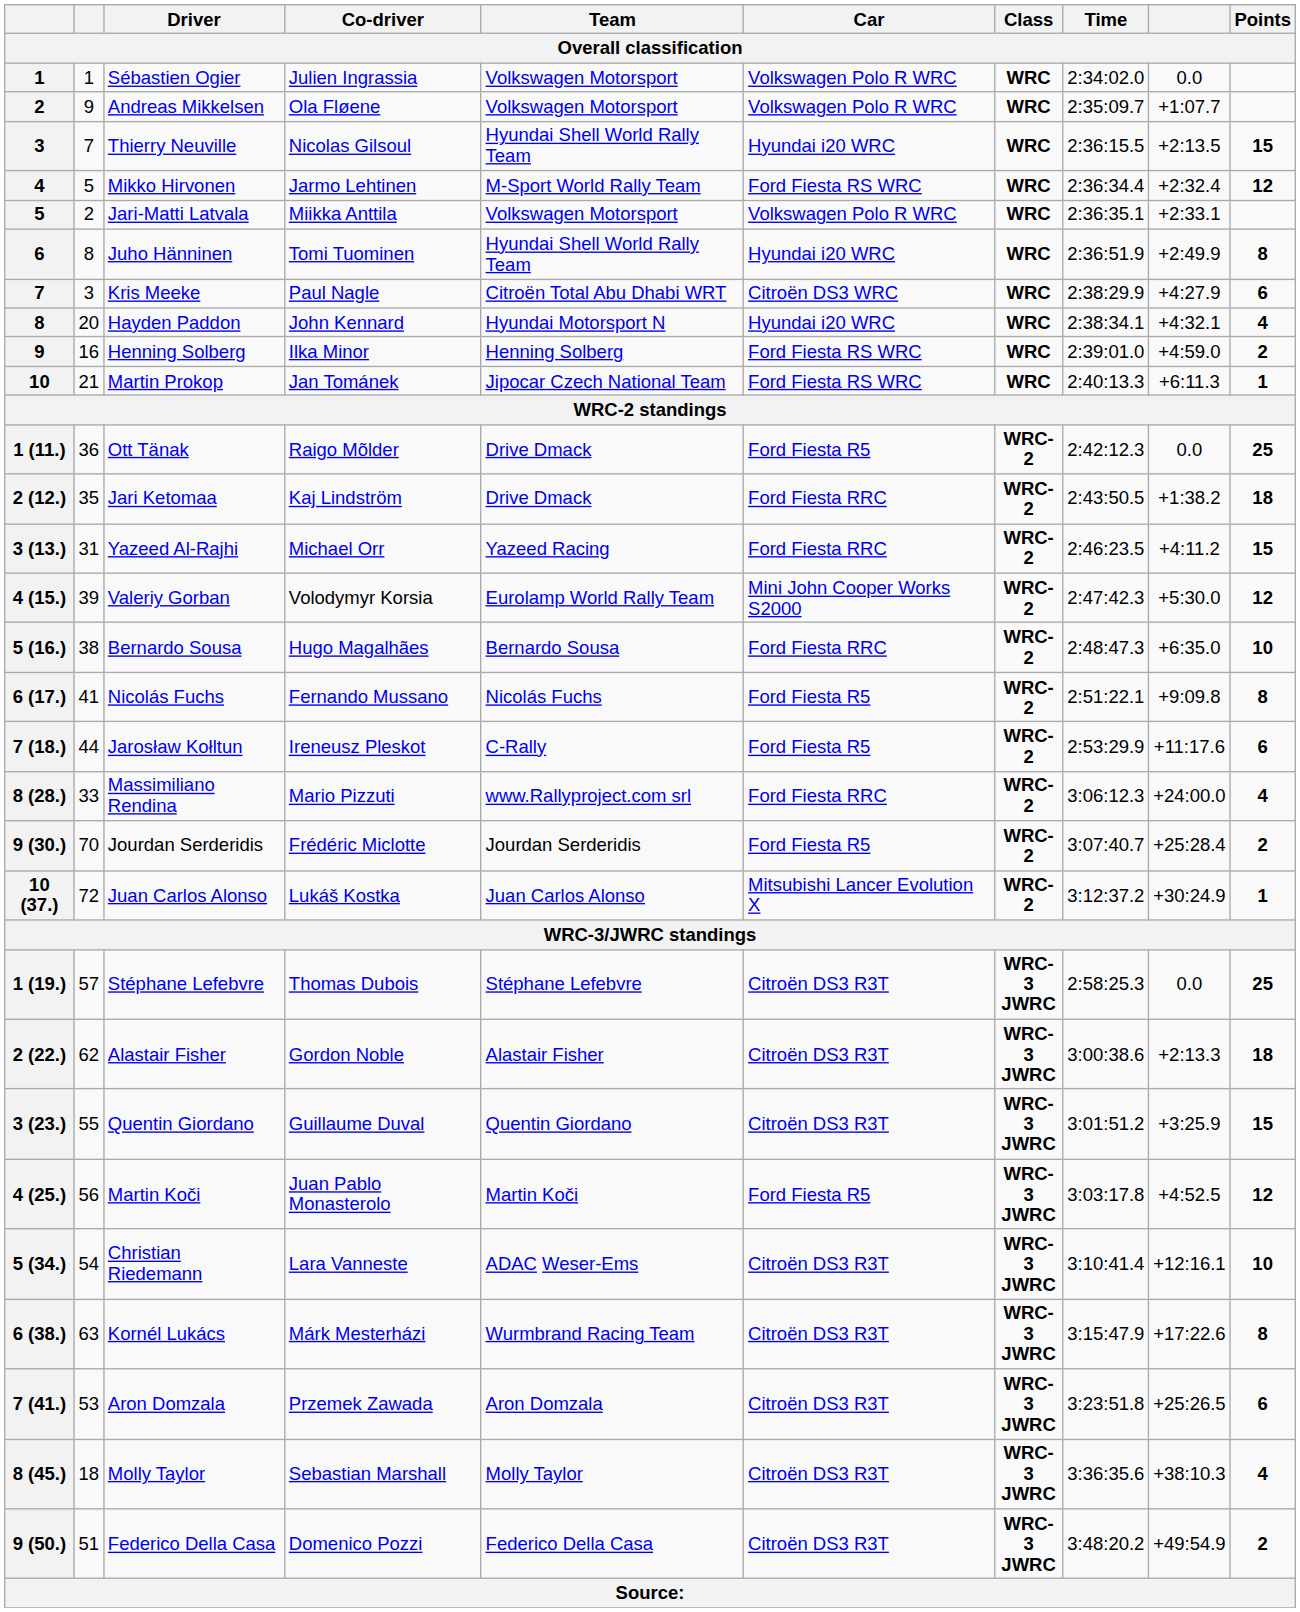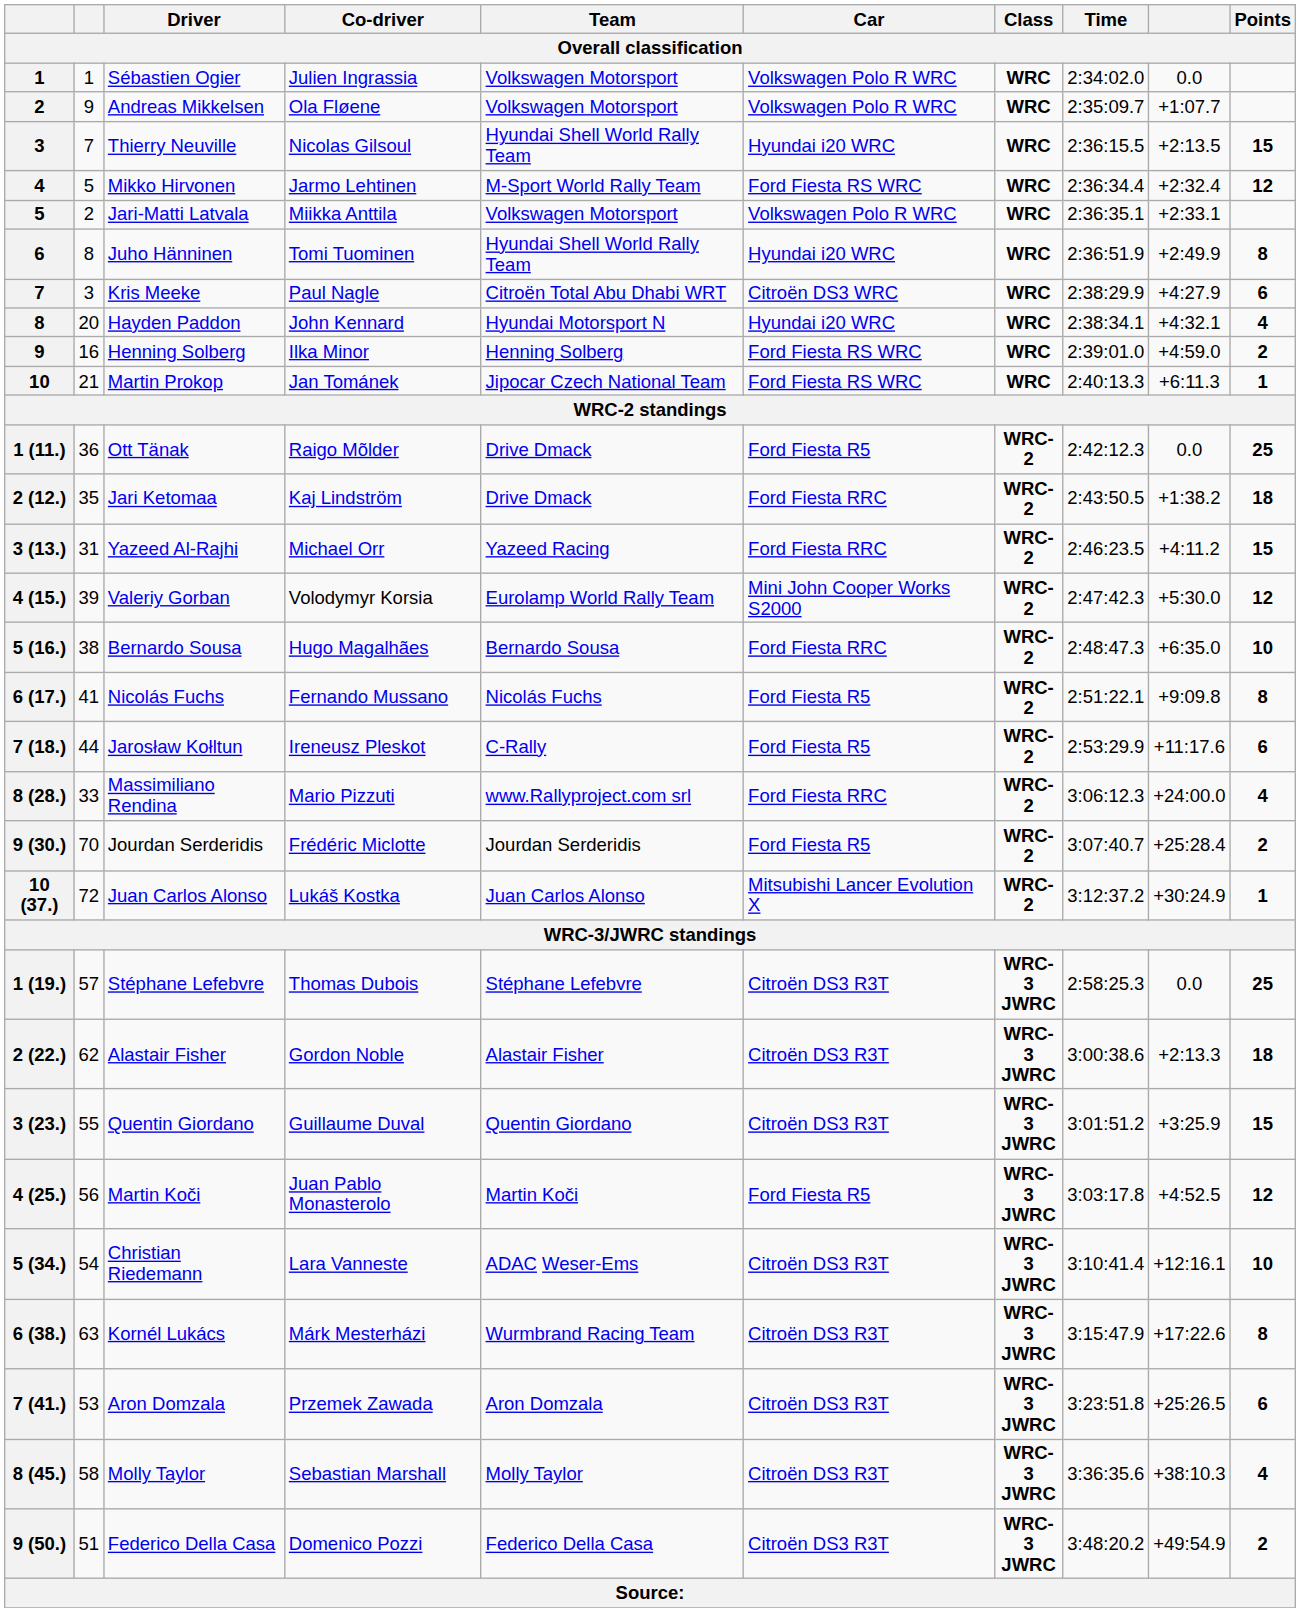(89, 1473) 18 -> (89, 1473) 58
